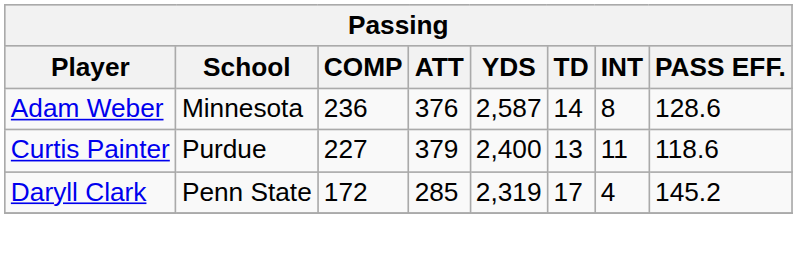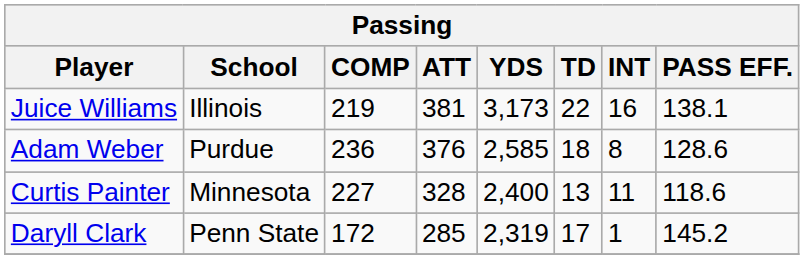+ row: (94, 108)
(242, 108) Minnesota -> (231, 150) Purdue
(509, 108) 2,587 -> (516, 150) 2,585
(568, 108) 14 -> (575, 150) 18
(224, 150) Purdue -> (250, 191) Minnesota
(437, 150) 379 -> (444, 191) 328
(608, 191) 4 -> (615, 233) 1
